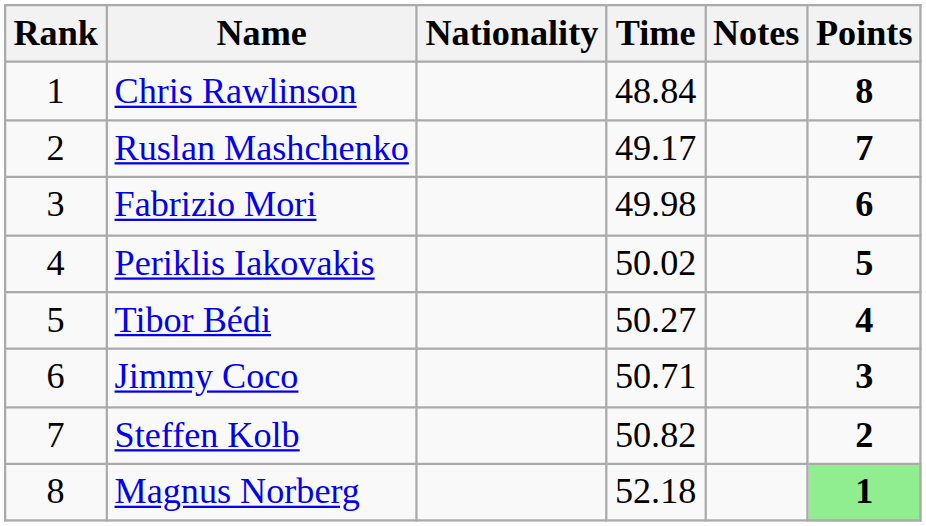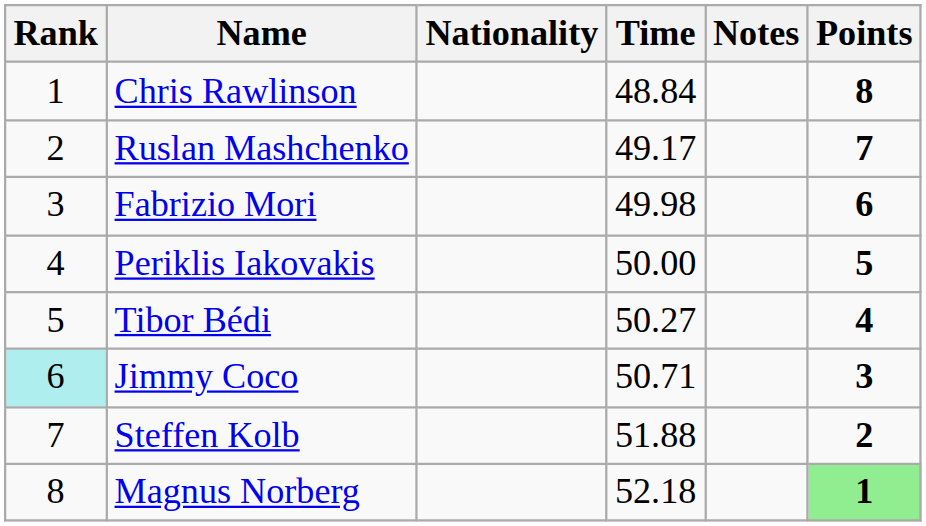(656, 262) 50.02 -> (656, 262) 50.00
(56, 377) no background -> (56, 377) paleturquoise background
(656, 434) 50.82 -> (656, 434) 51.88
